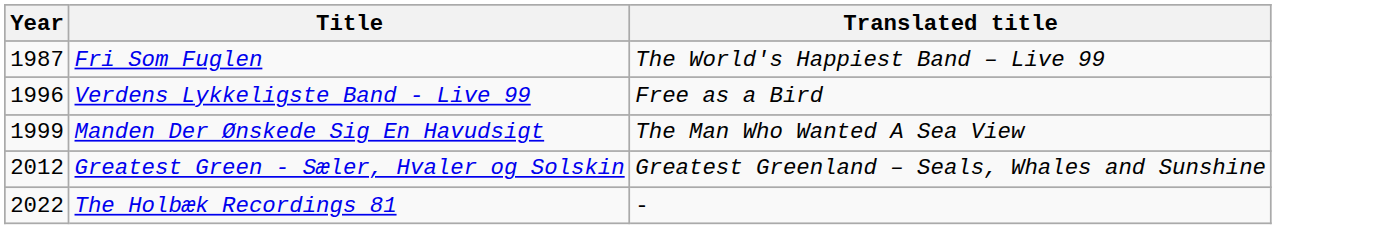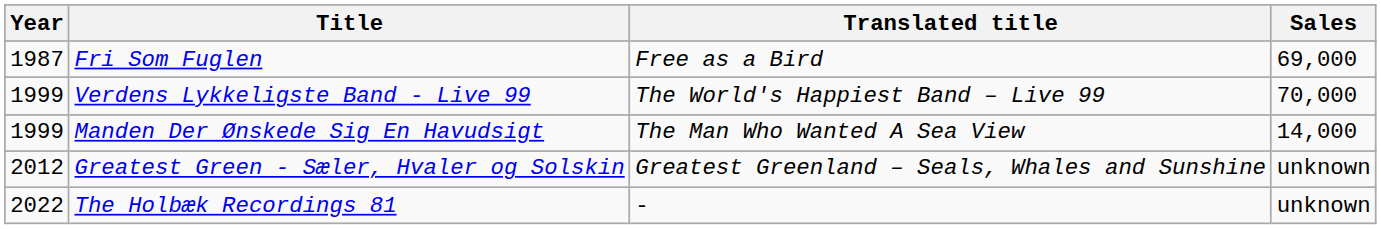+ column: (1324, 23)
(870, 60) The World's Happiest Band – Live 99 -> (729, 60) Free as a Bird
(37, 96) 1996 -> (37, 96) 1999
(729, 96) Free as a Bird -> (870, 96) The World's Happiest Band – Live 99
